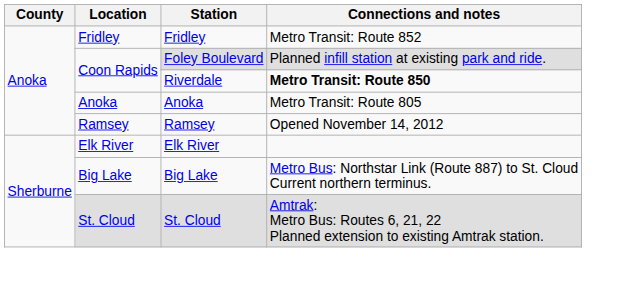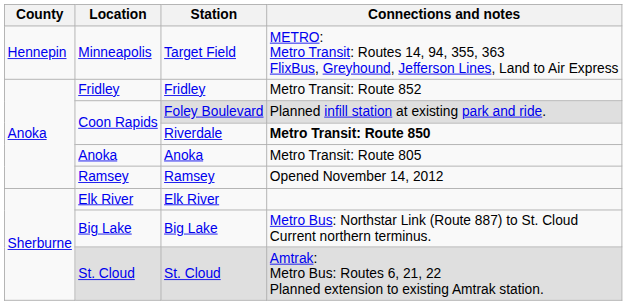+ row: (200, 52)
